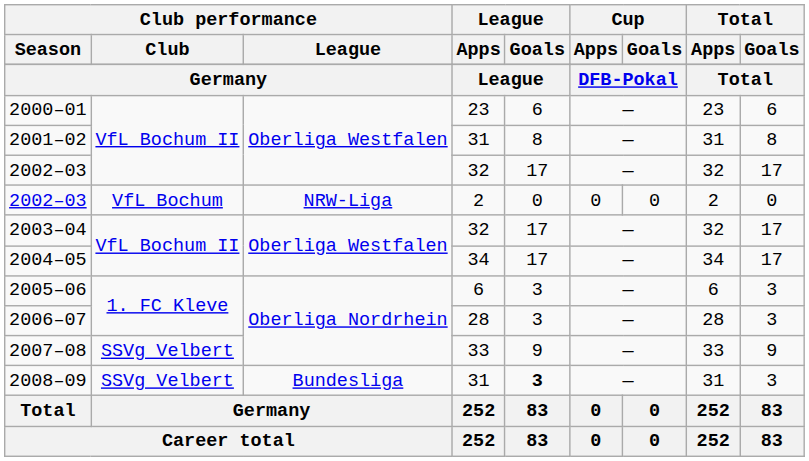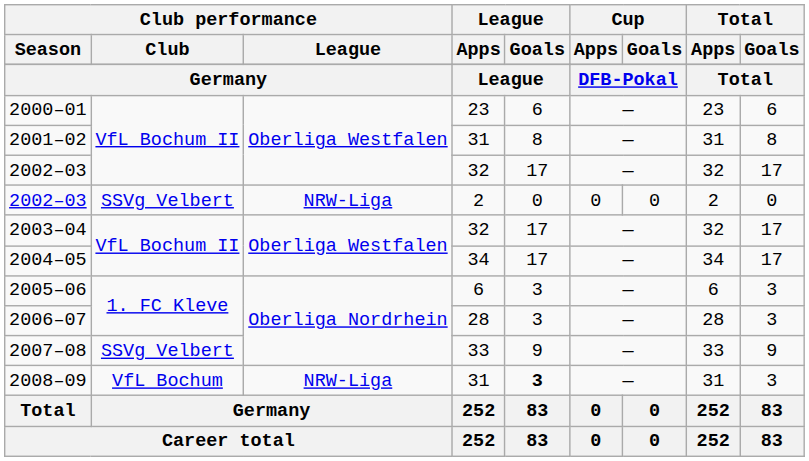(167, 200) VfL Bochum -> (167, 200) SSVg Velbert
(167, 381) SSVg Velbert -> (167, 381) VfL Bochum
(348, 381) Bundesliga -> (348, 381) NRW-Liga
